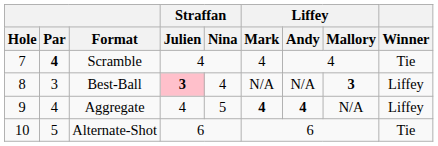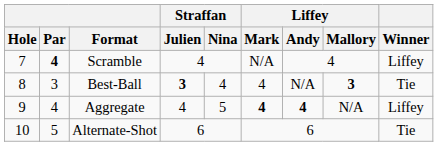(262, 61) 4 -> (262, 61) N/A
(406, 61) Tie -> (406, 61) Liffey
(182, 84) pink background -> (182, 84) no background
(262, 84) N/A -> (262, 84) 4
(406, 84) Liffey -> (406, 84) Tie
